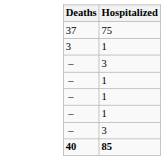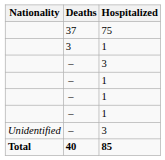+ column: (34, 13)
